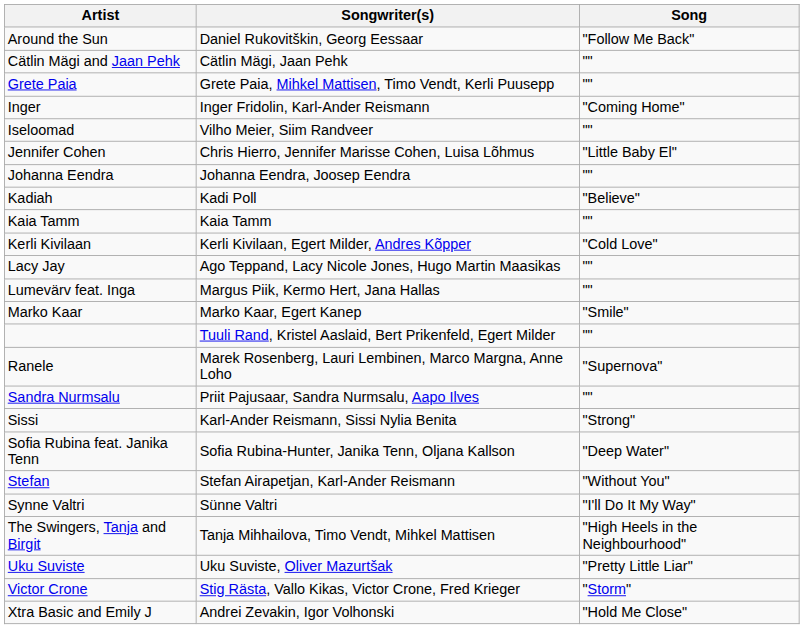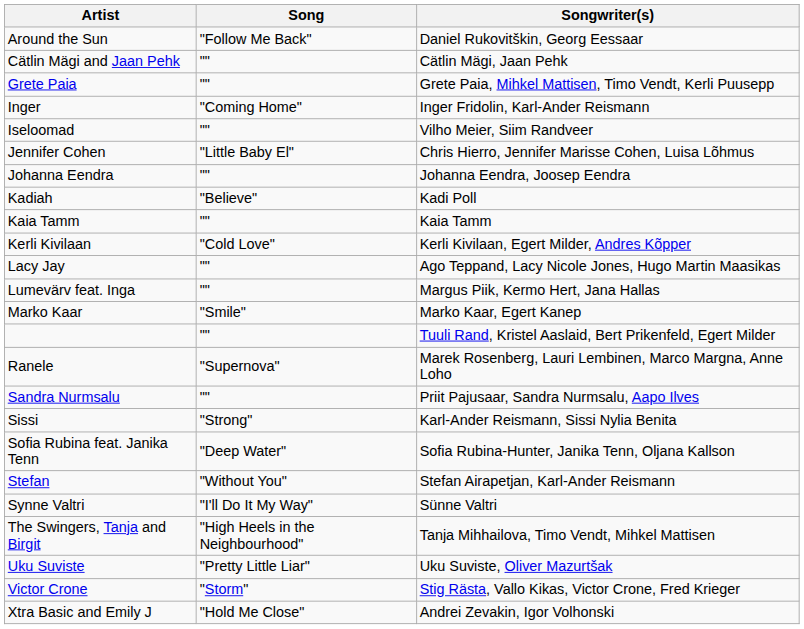columns swapped: (689, 15) <-> (388, 15)
